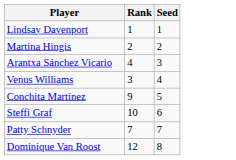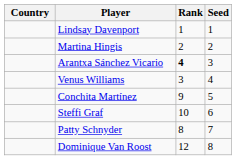+ column: (30, 12)
(130, 63) normal -> (181, 63) bold
(130, 130) 7 -> (181, 130) 8
